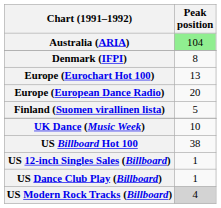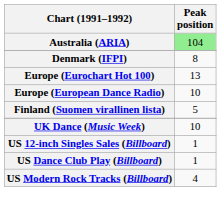(195, 93) 20 -> (195, 93) 10
- row: (89, 144)
(195, 195) lightgrey background -> (195, 178) no background
